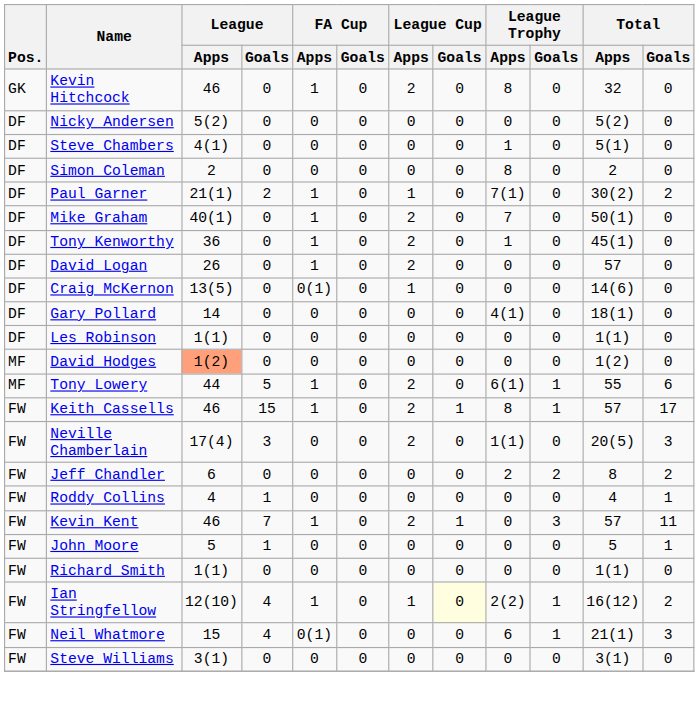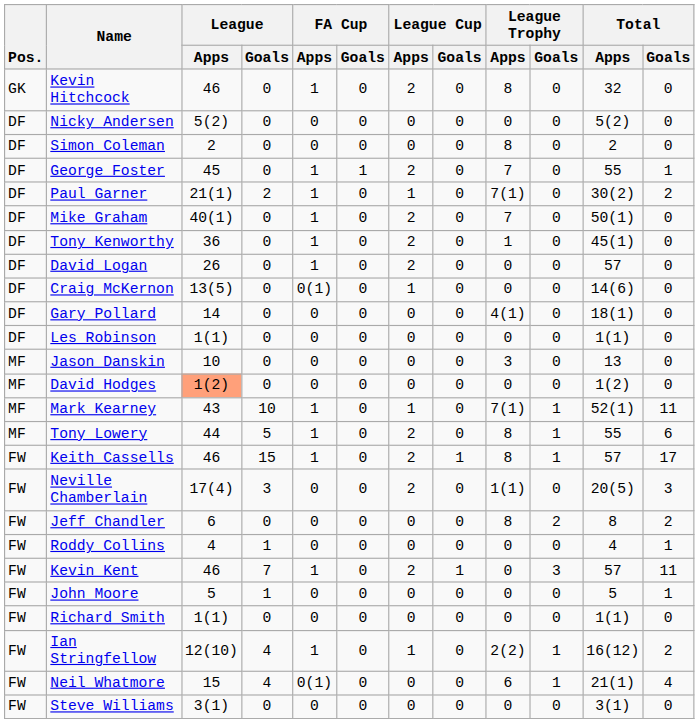- row: (112, 146)
+ row: (108, 170)
+ row: (108, 362)
+ row: (103, 410)
(508, 386) 6(1) -> (508, 434) 8
(508, 474) 2 -> (508, 522) 8
(460, 603) lightyellow background -> (460, 650) no background
(668, 635) 3 -> (668, 683) 4
